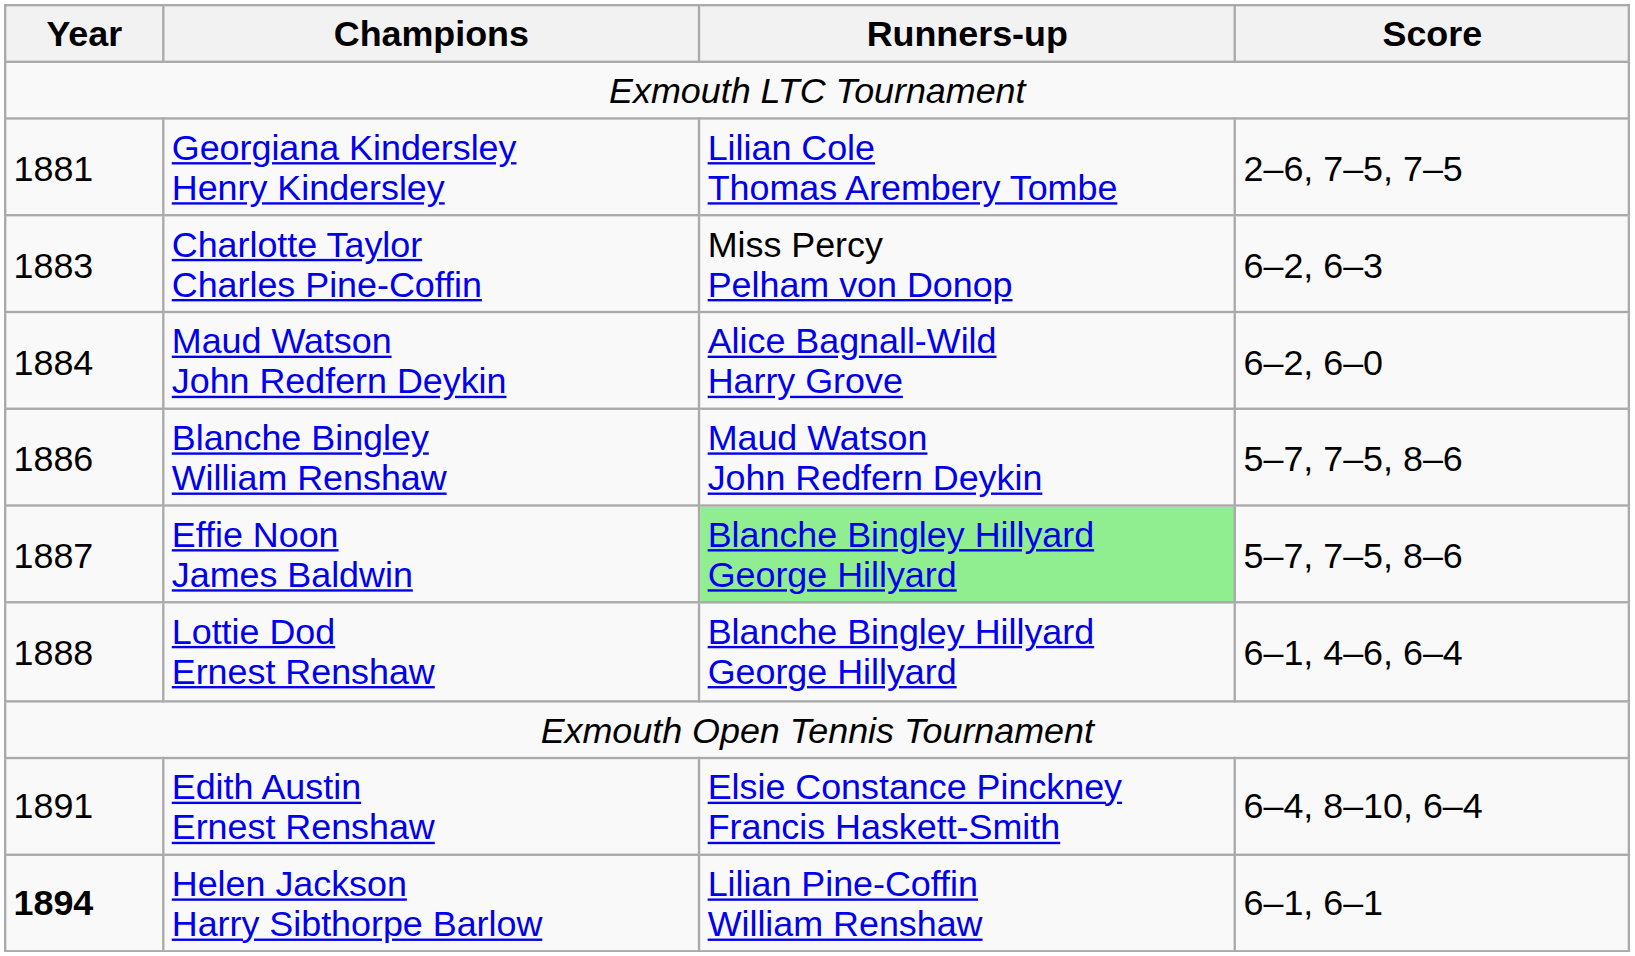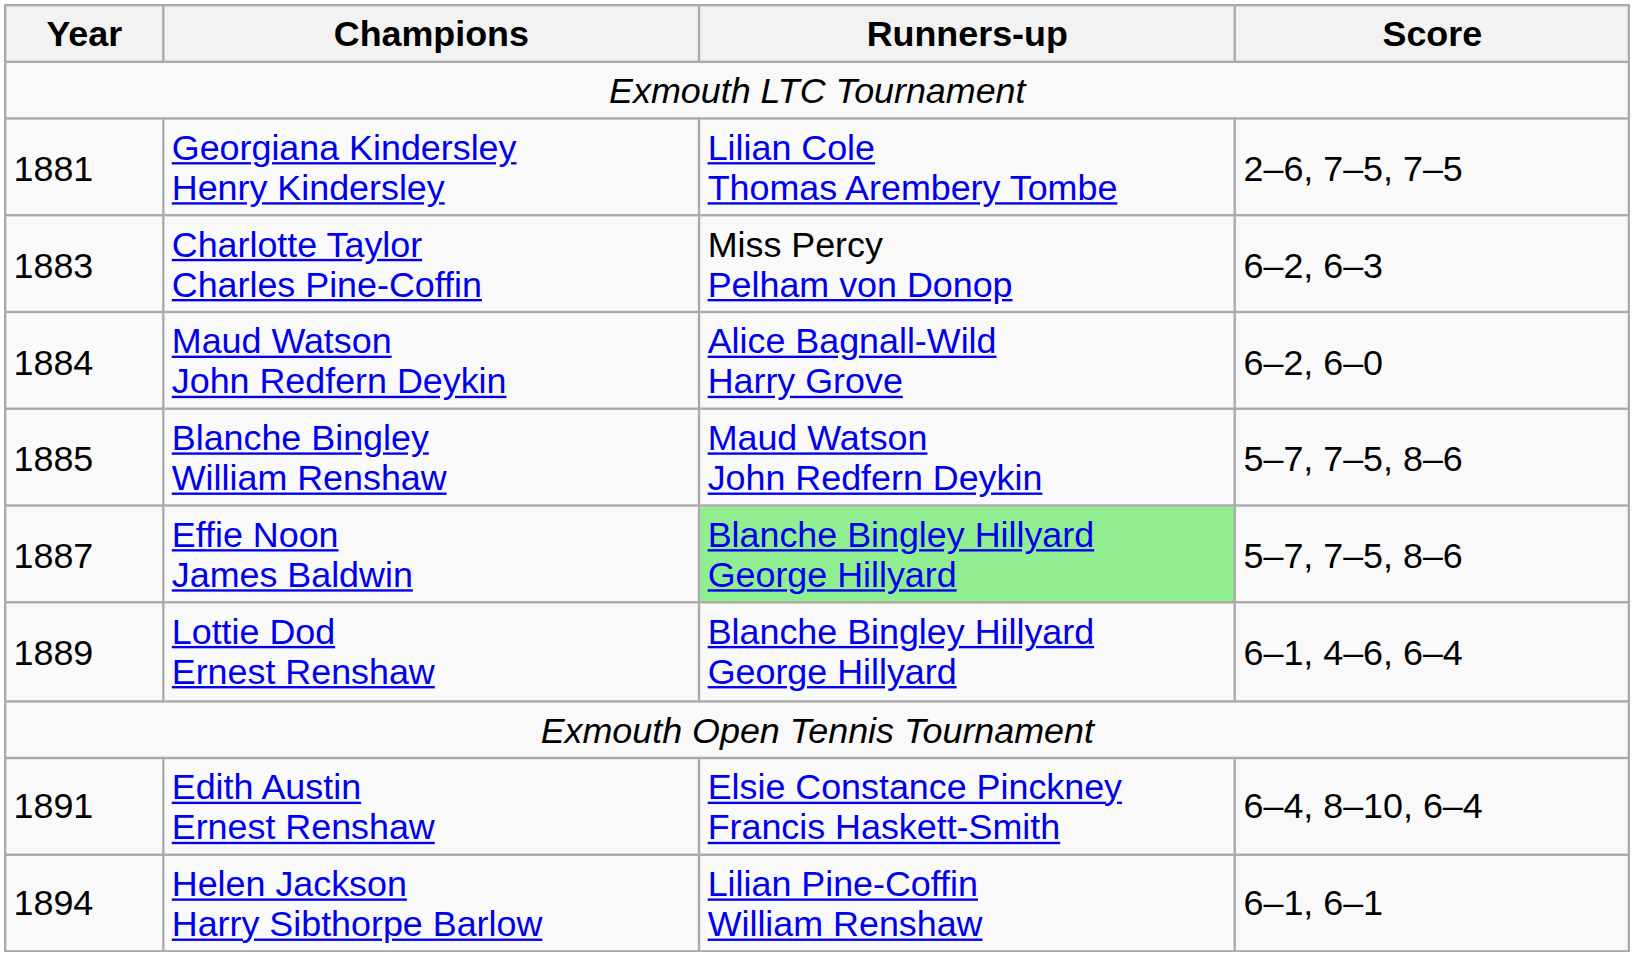(53, 458) 1886 -> (53, 458) 1885
(53, 652) 1888 -> (53, 652) 1889
(53, 903) bold -> (53, 903) normal
